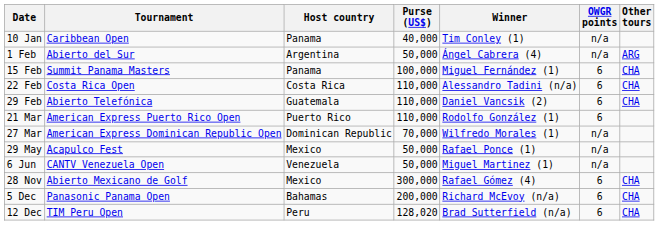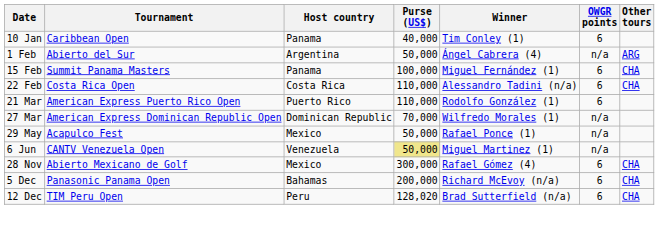(600, 39) n/a -> (600, 39) 6
- row: (24, 102)
(420, 165) no background -> (420, 150) khaki background
